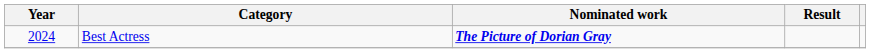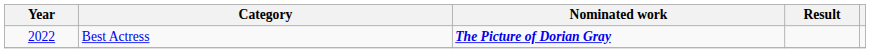(42, 36) 2024 -> (42, 36) 2022
